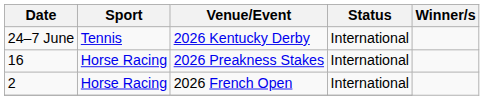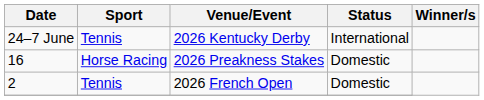(370, 60) International -> (360, 60) Domestic
(124, 83) Horse Racing -> (101, 83) Tennis
(370, 83) International -> (360, 83) Domestic
